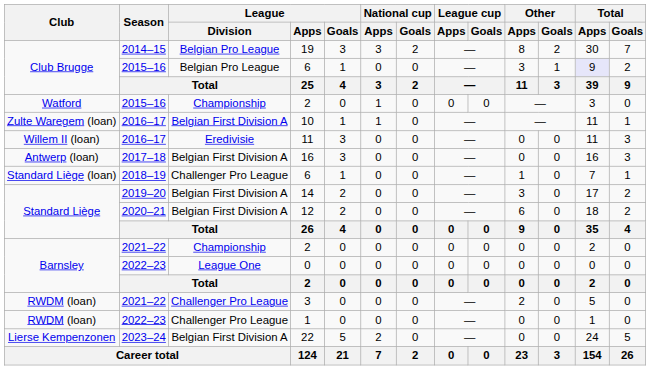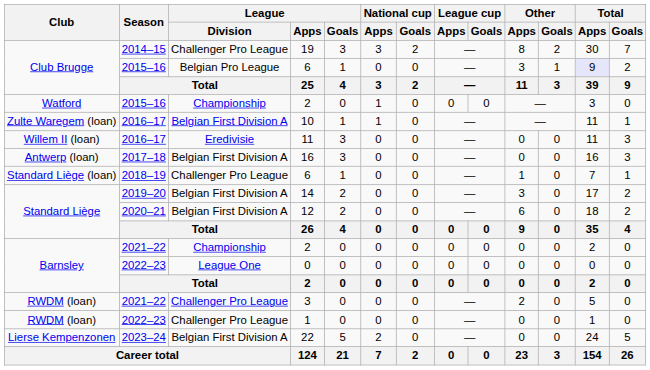(230, 49) Belgian Pro League -> (230, 49) Challenger Pro League
